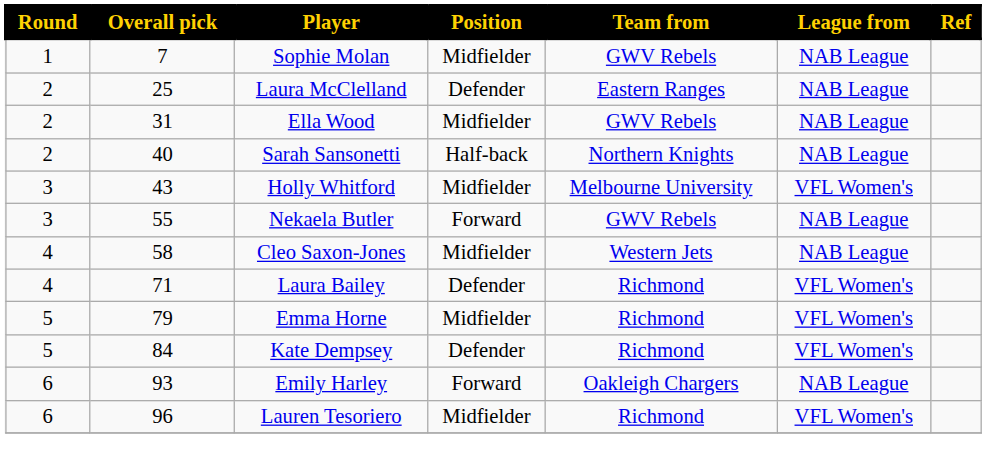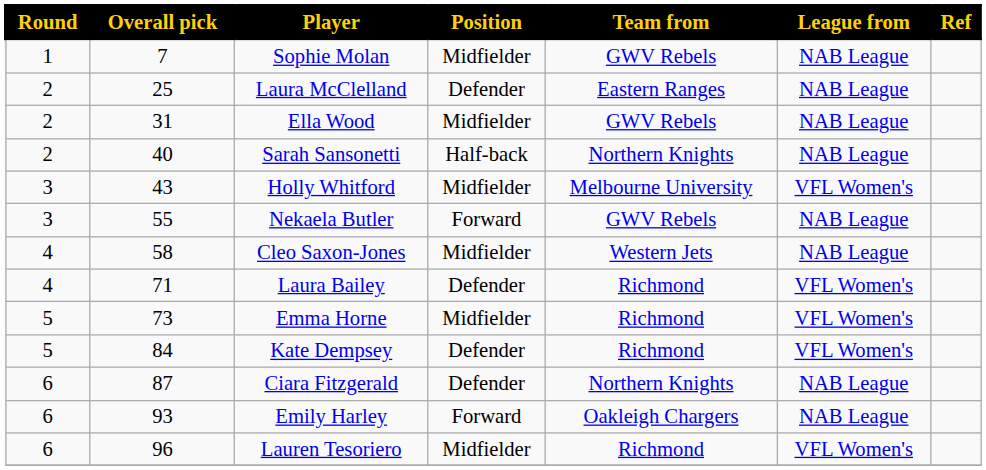(162, 318) 79 -> (162, 318) 73
+ row: (331, 383)
